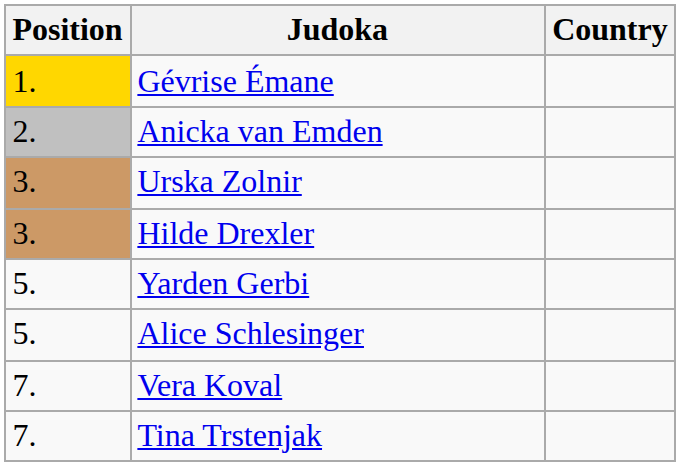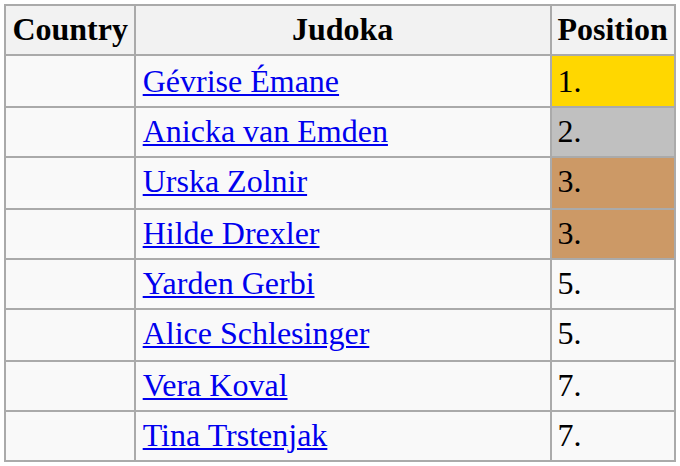columns swapped: (68, 29) <-> (610, 29)
